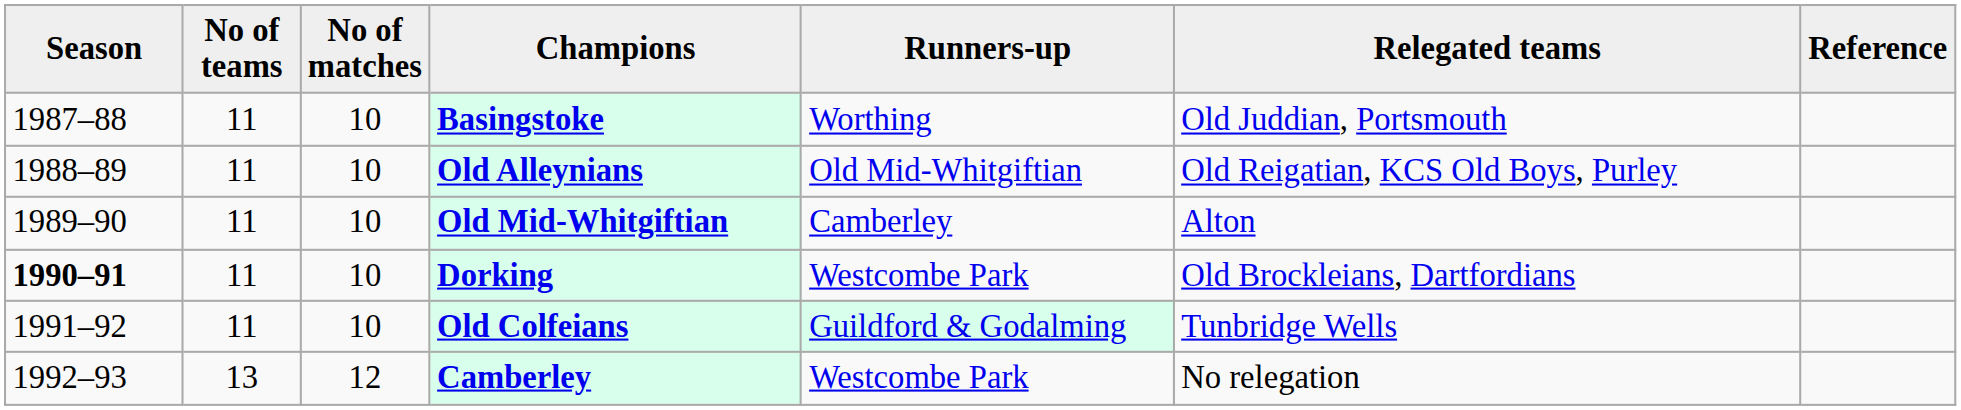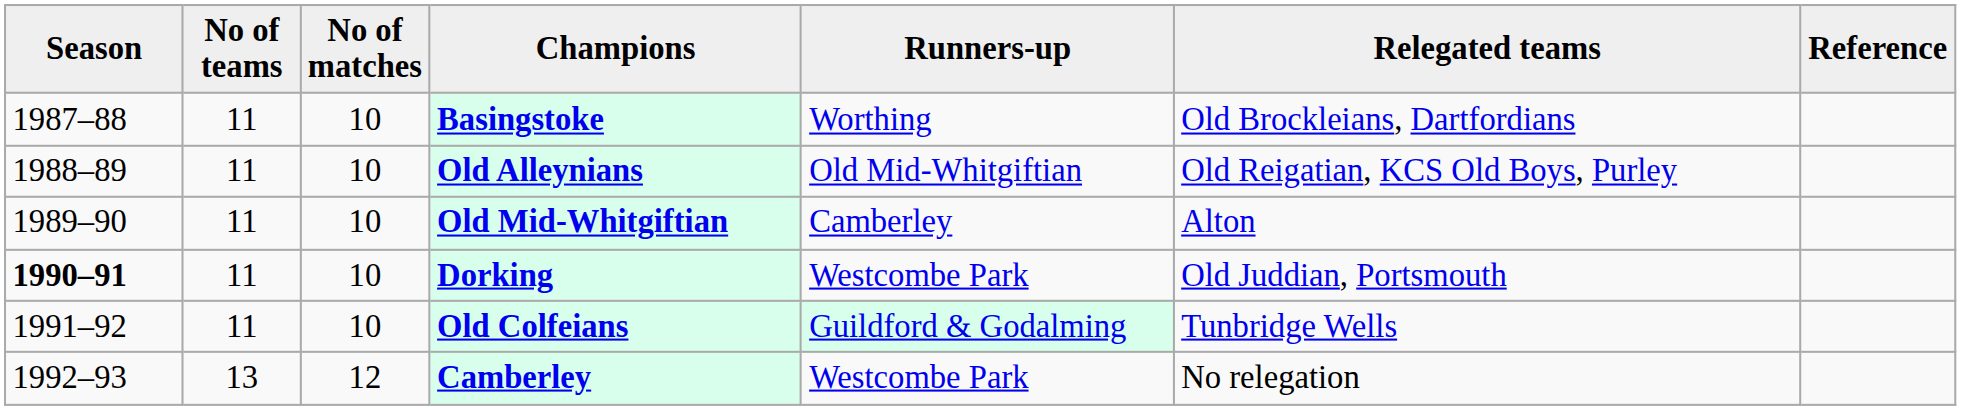(1344, 118) Old Juddian, Portsmouth -> (1378, 118) Old Brockleians, Dartfordians
(1378, 274) Old Brockleians, Dartfordians -> (1344, 274) Old Juddian, Portsmouth
